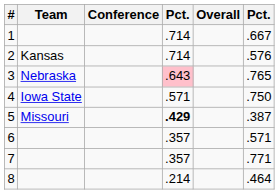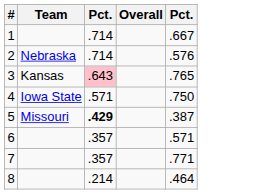- column: (123, 14)
(42, 55) Kansas -> (48, 55) Nebraska
(48, 76) Nebraska -> (42, 76) Kansas
